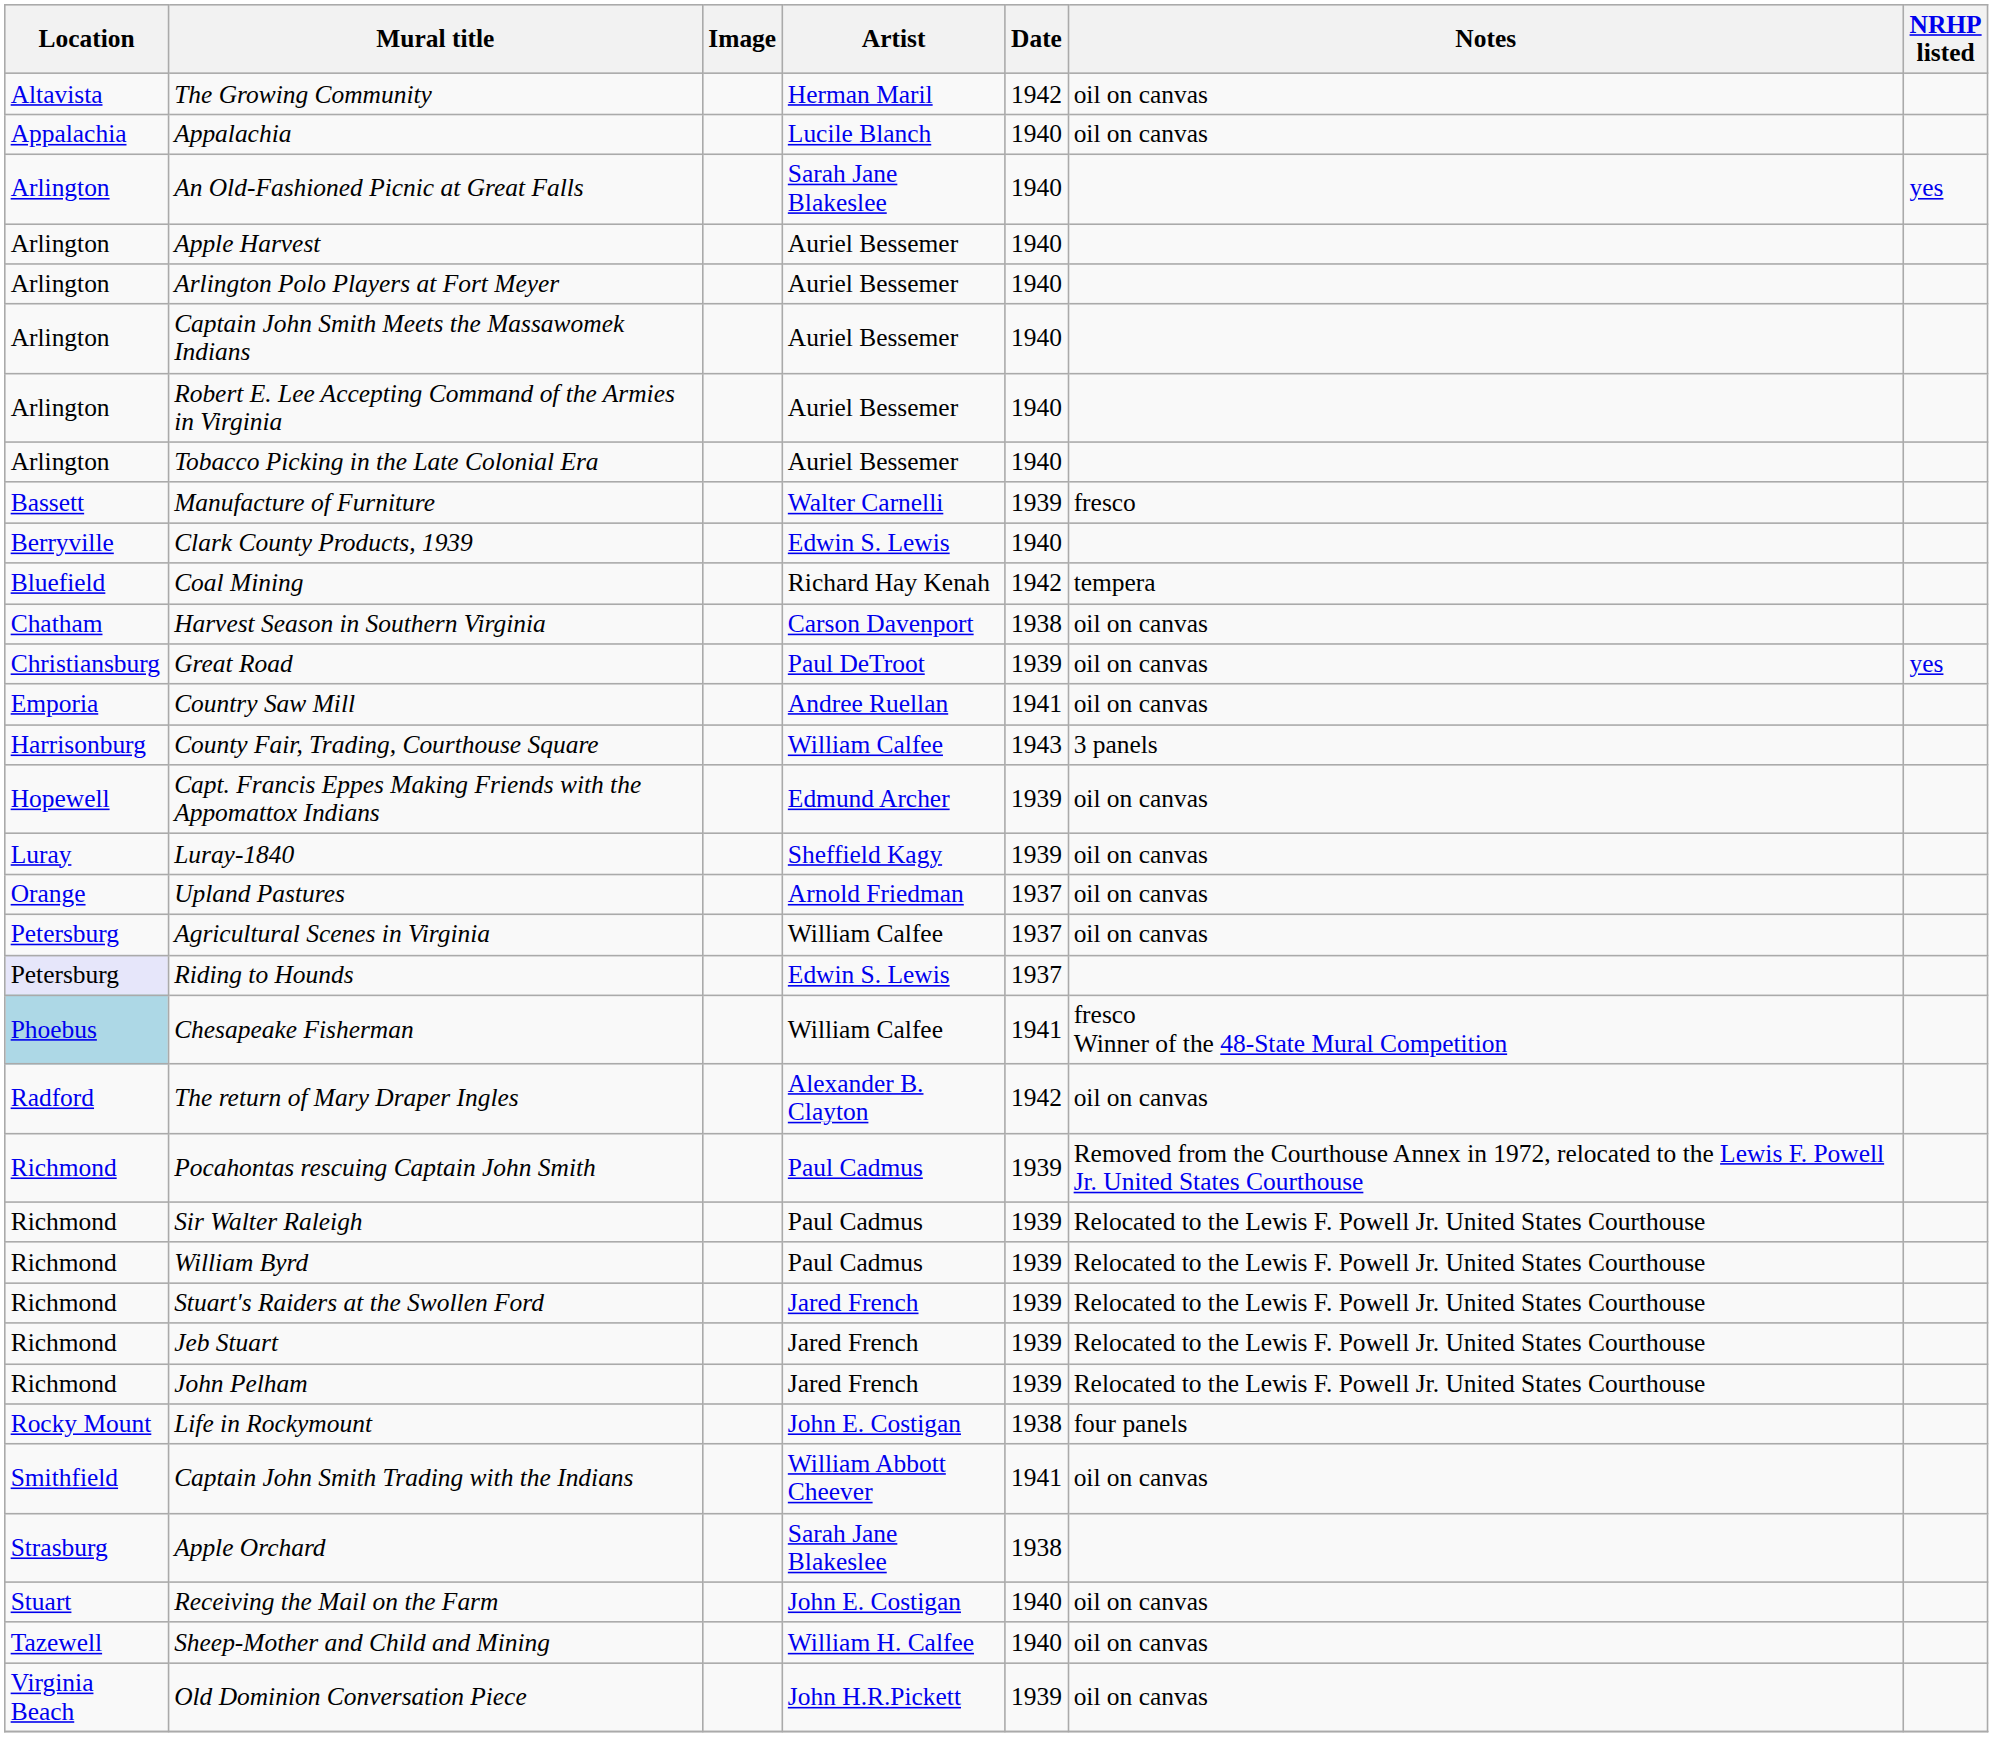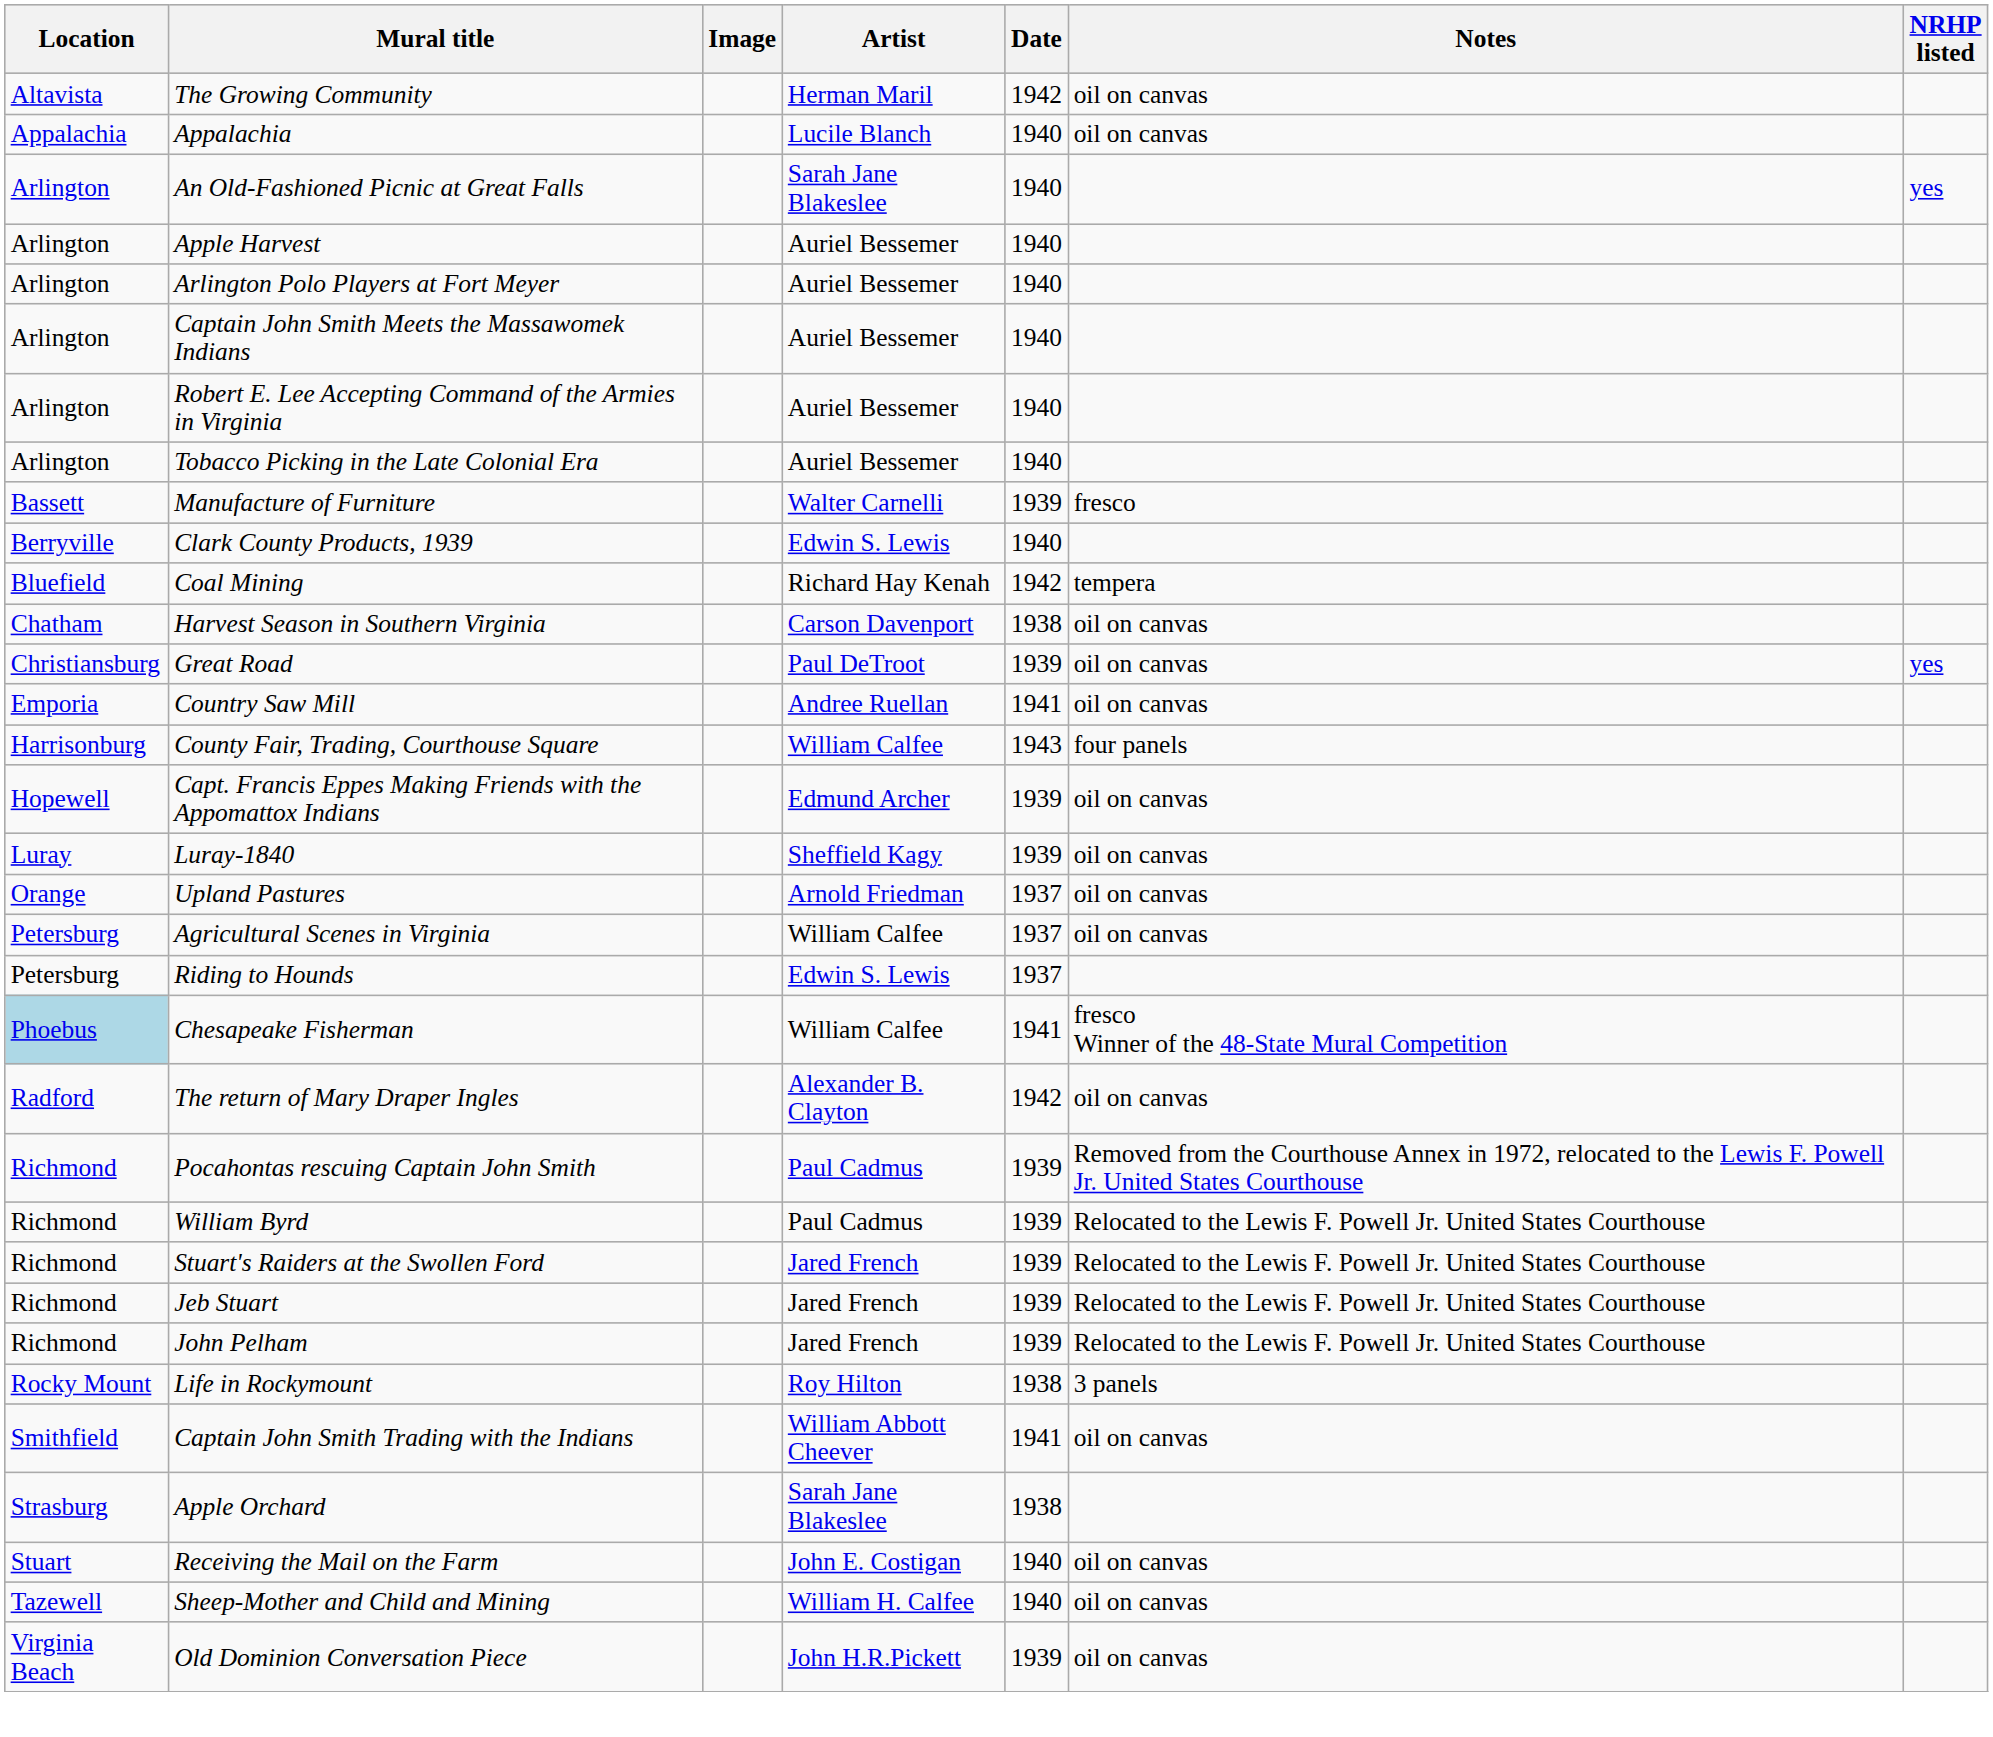(1116, 744) 3 panels -> (1131, 744) four panels
(65, 974) lavender background -> (65, 974) no background
- row: (268, 1221)
(874, 1423) John E. Costigan -> (845, 1383) Roy Hilton
(1131, 1423) four panels -> (1116, 1383) 3 panels
